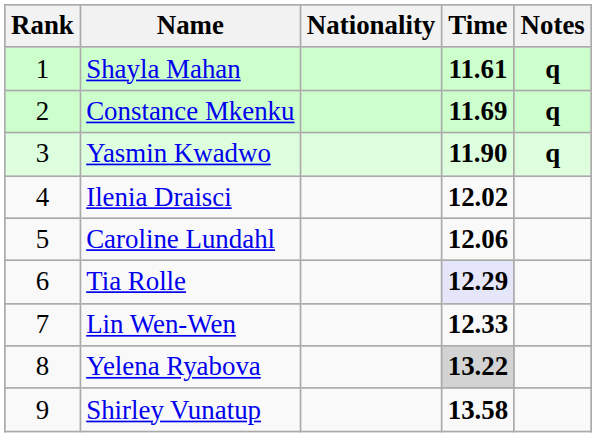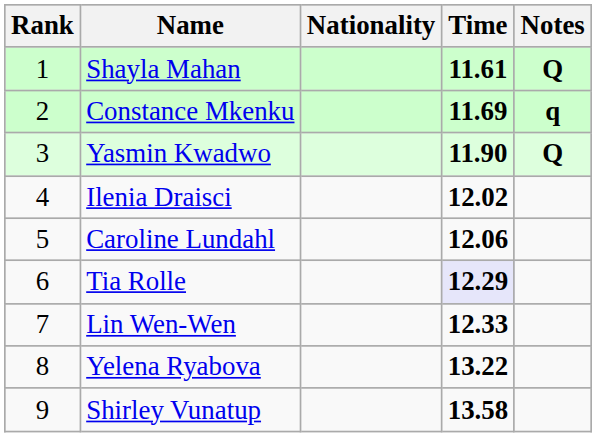(553, 68) q -> (553, 68) Q
(553, 153) q -> (553, 153) Q
(478, 366) lightgrey background -> (478, 366) no background
